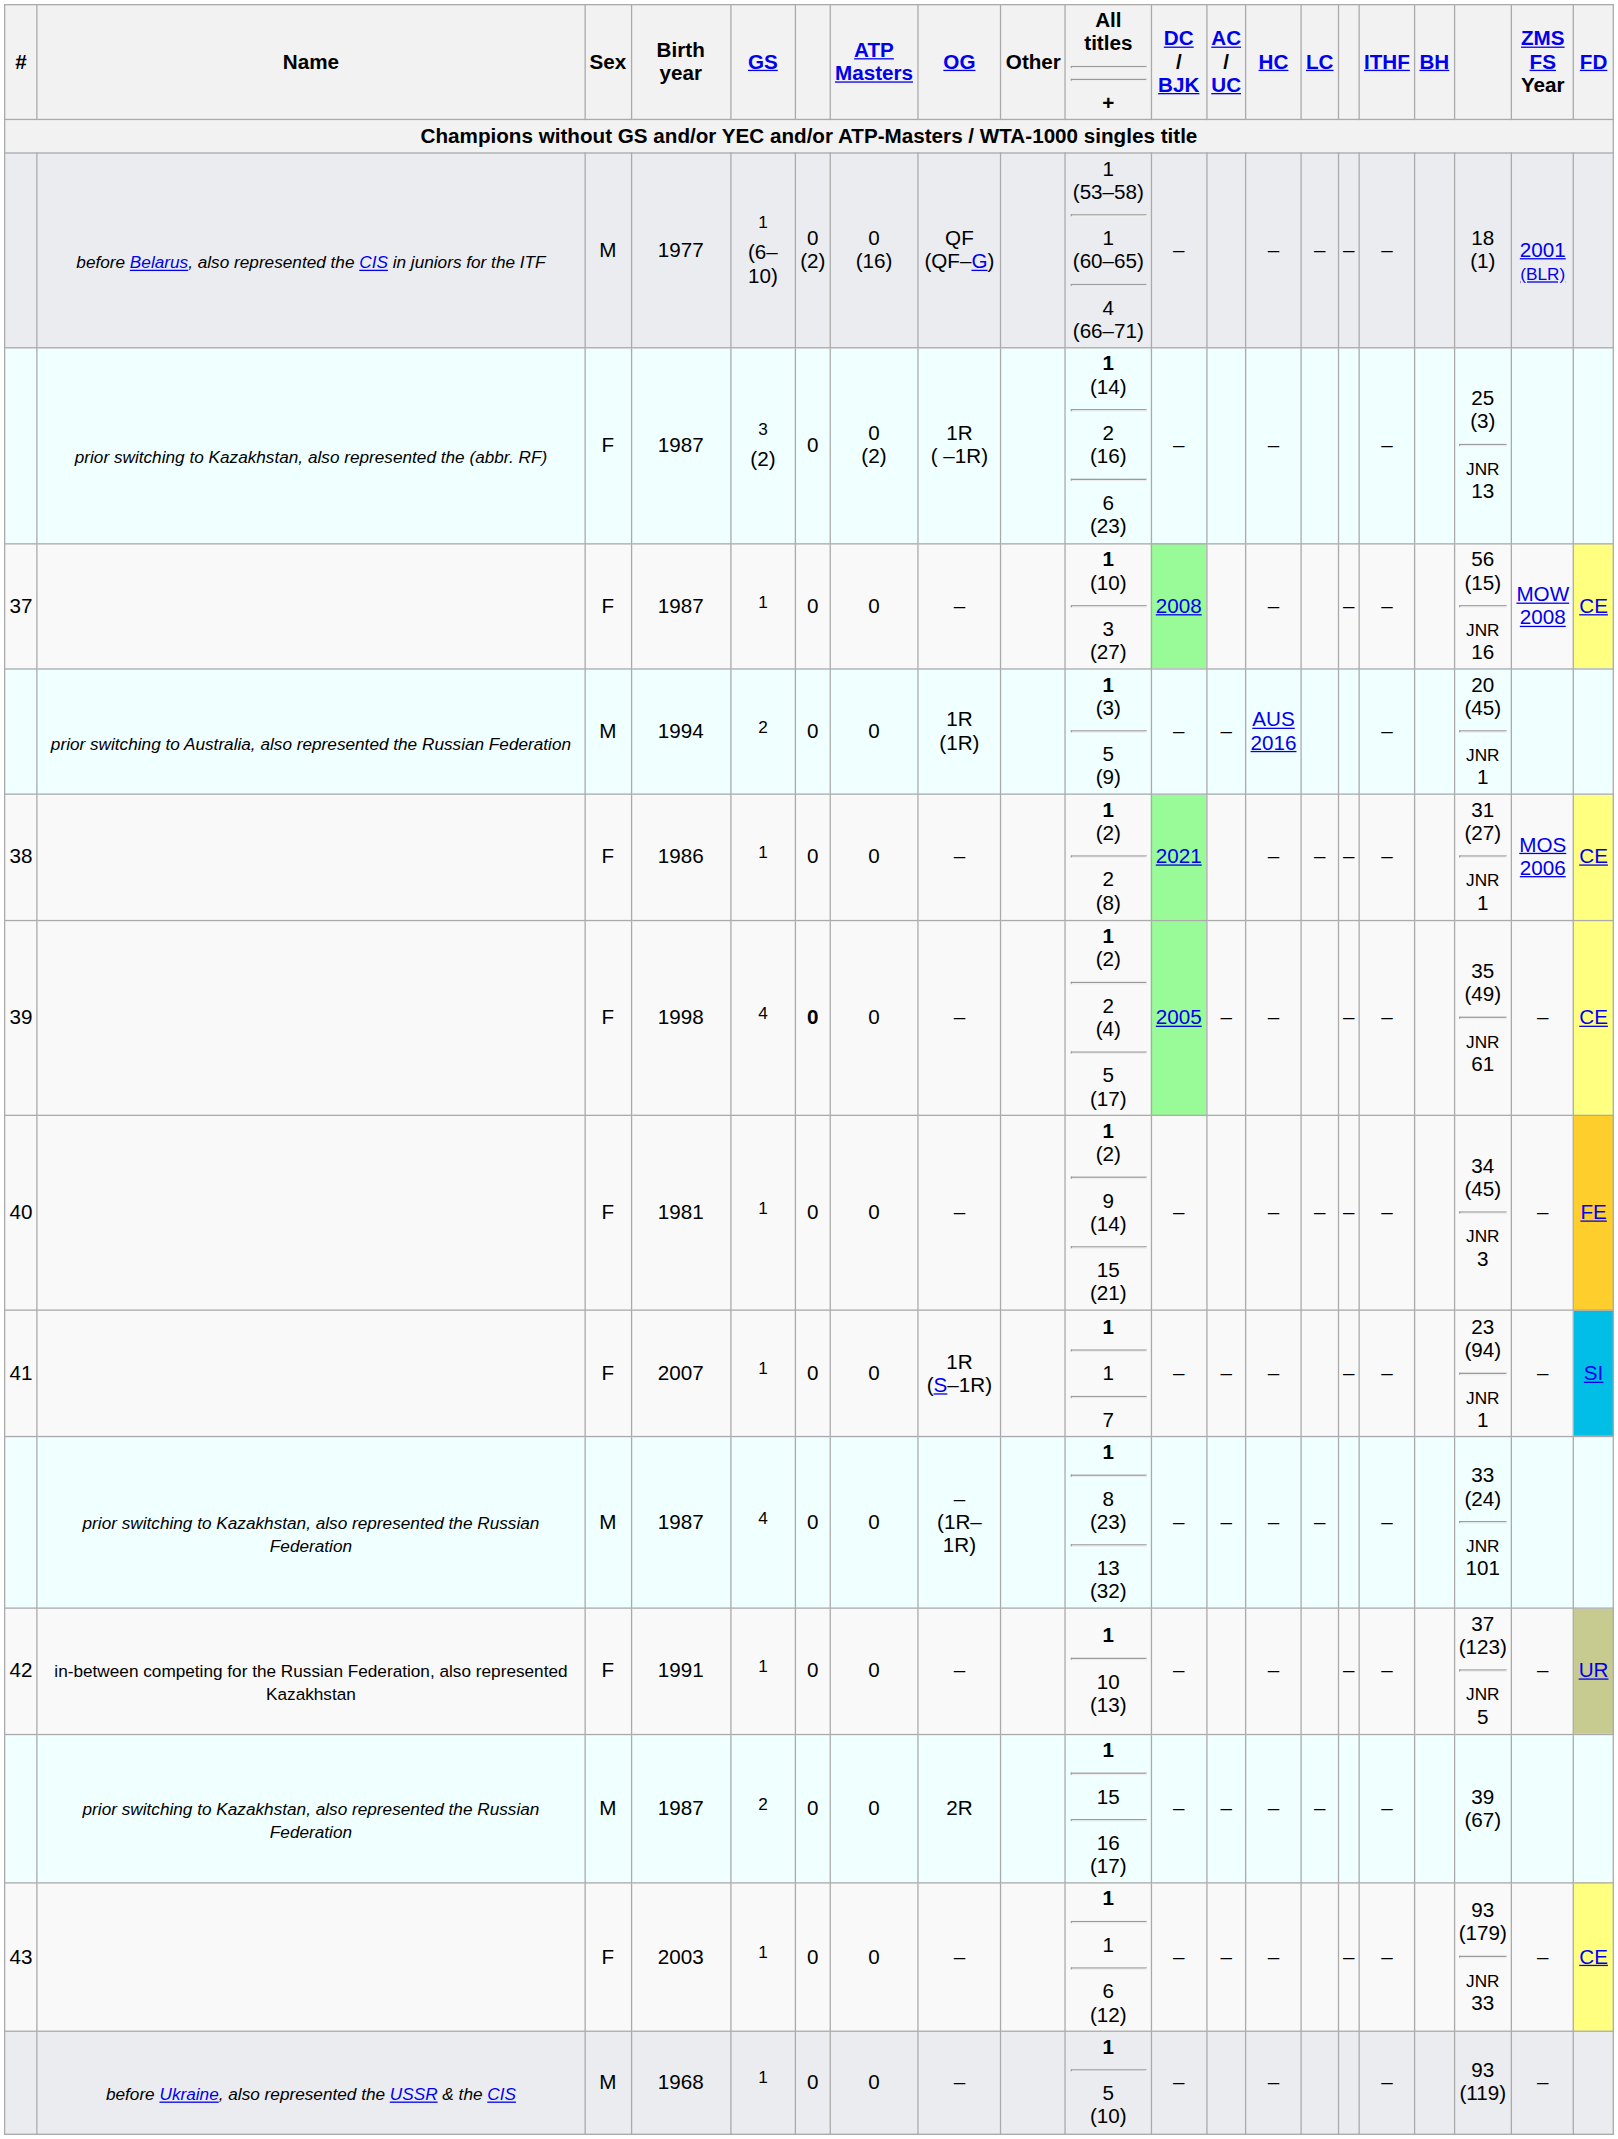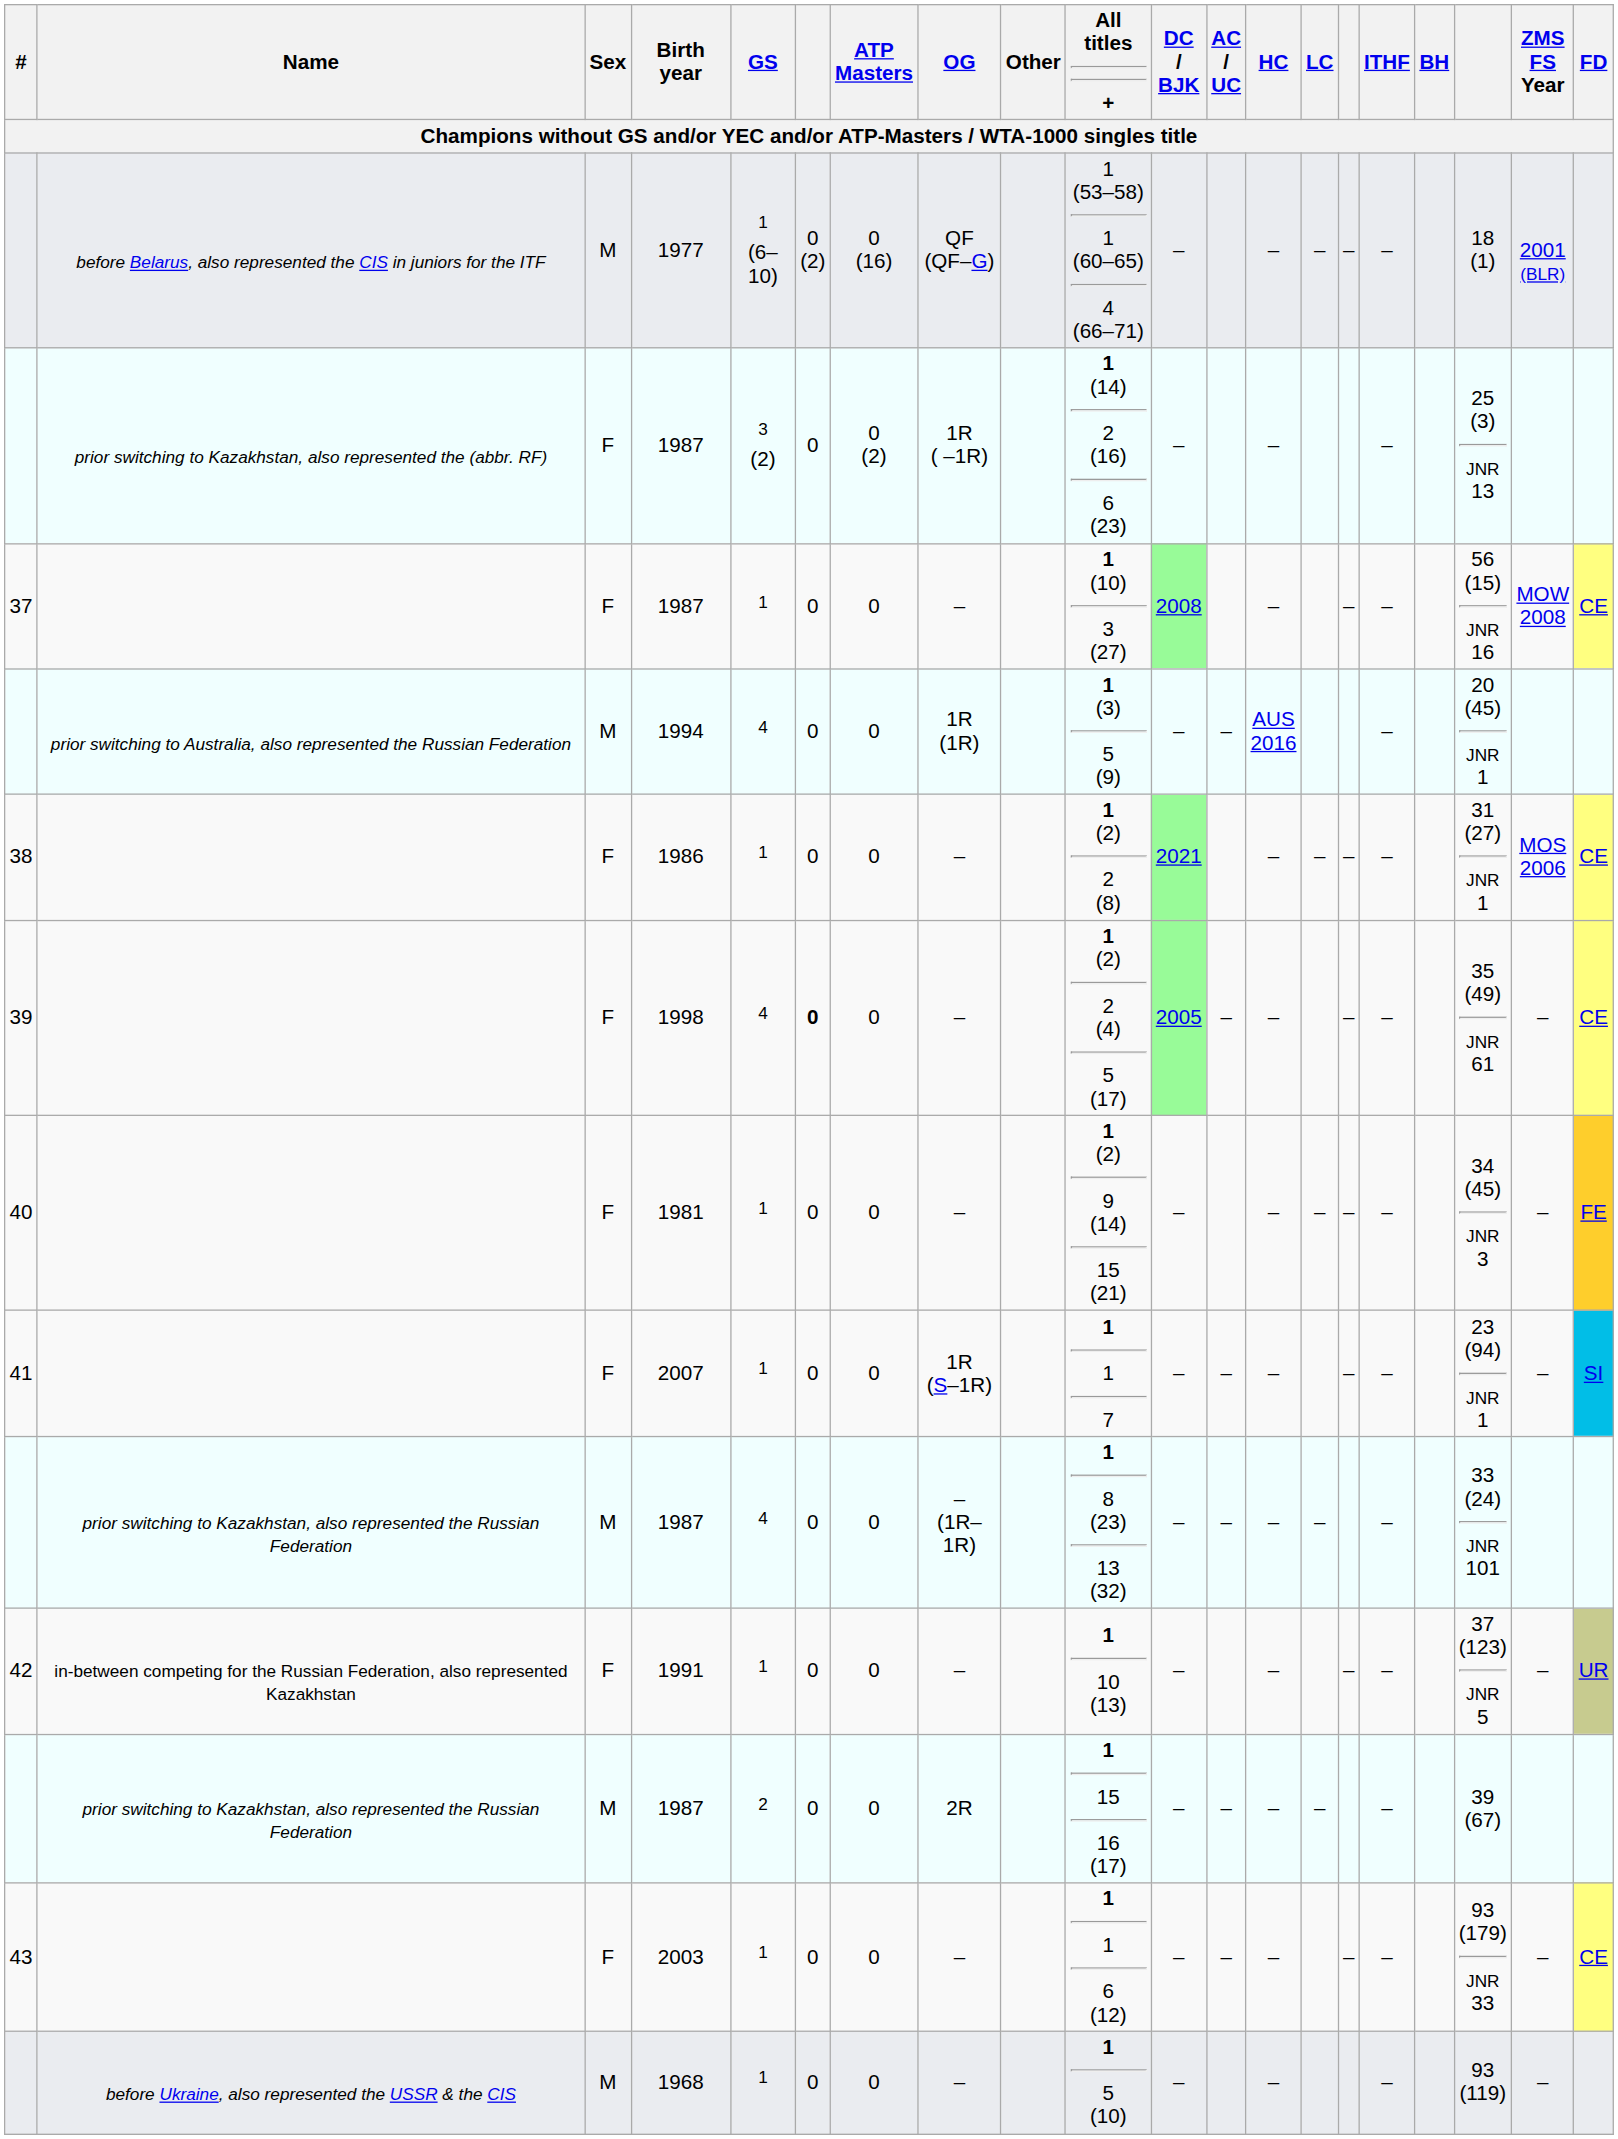(763, 727) 2 -> (763, 727) 4
